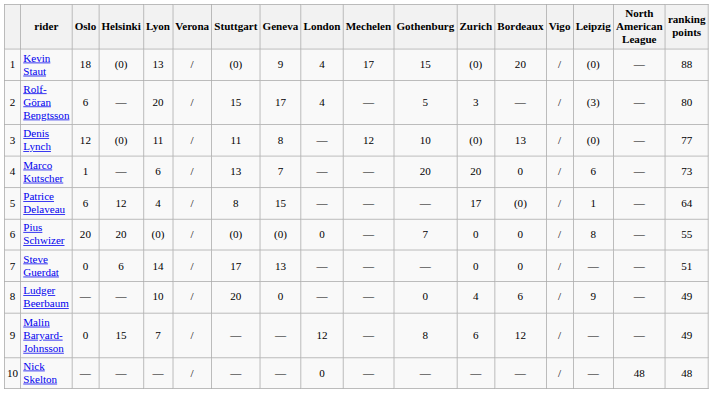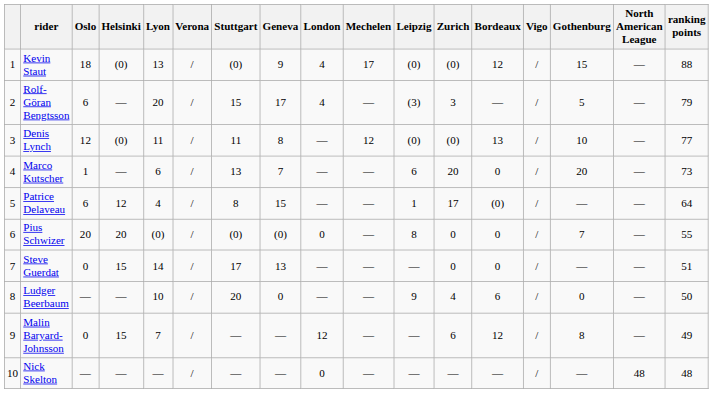columns swapped: (593, 27) <-> (425, 27)
(520, 65) 20 -> (498, 65) 12
(687, 102) 80 -> (687, 102) 79
(121, 266) 6 -> (121, 266) 15
(687, 297) 49 -> (687, 297) 50
